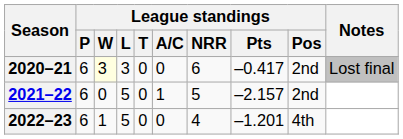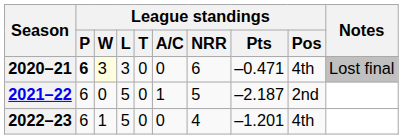(84, 69) normal -> (84, 69) bold
(259, 69) –0.417 -> (259, 69) –0.471
(305, 69) 2nd -> (303, 69) 4th
(259, 95) –2.157 -> (259, 95) –2.187
